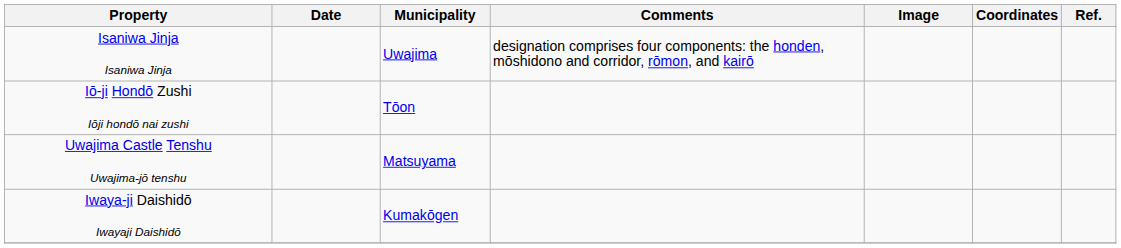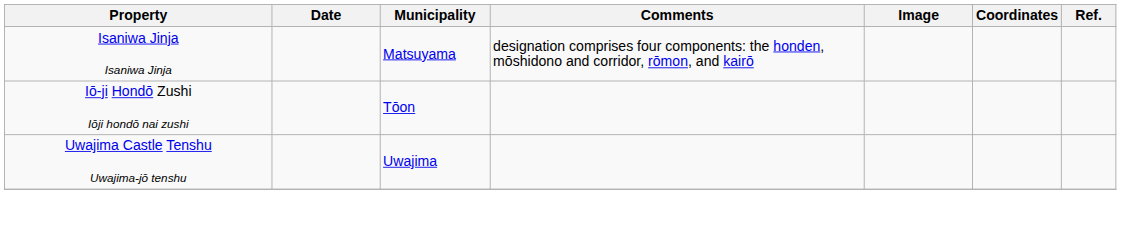(410, 53) Uwajima -> (419, 53) Matsuyama
(419, 161) Matsuyama -> (410, 161) Uwajima
- row: (138, 215)
